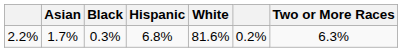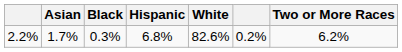(210, 36) 81.6% -> (210, 36) 82.6%
(334, 36) 6.3% -> (334, 36) 6.2%
